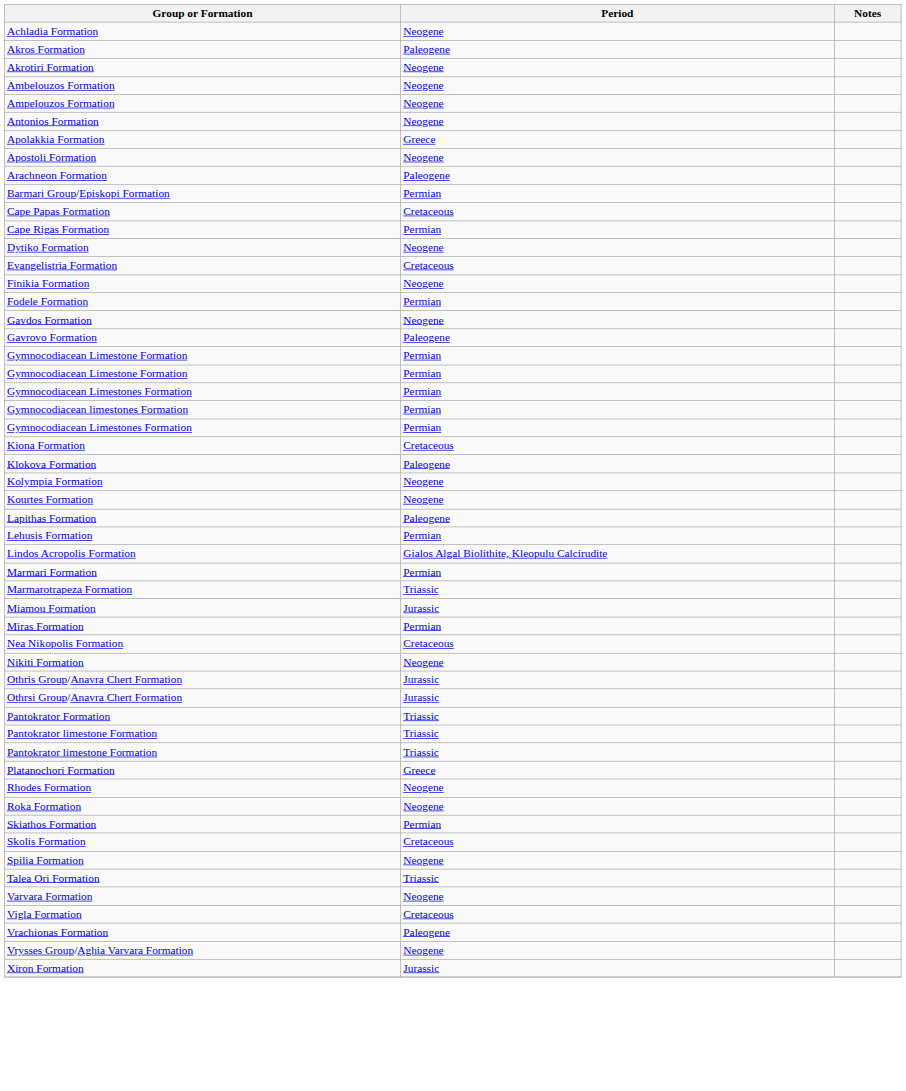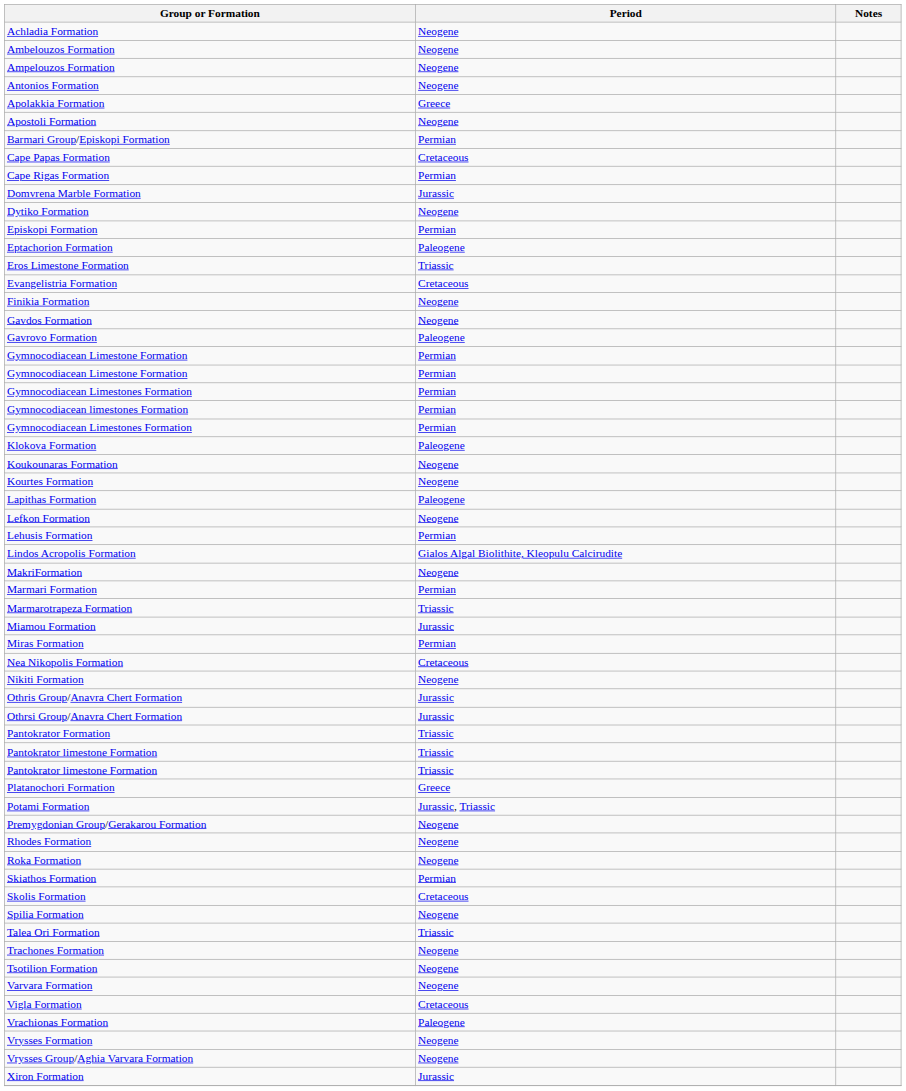- row: (46, 49)
- row: (50, 67)
- row: (57, 175)
+ row: (74, 193)
+ row: (52, 229)
+ row: (60, 247)
+ row: (68, 265)
- row: (48, 301)
- row: (46, 445)
- row: (55, 481)
+ row: (62, 463)
+ row: (48, 517)
+ row: (45, 572)
+ row: (48, 806)
+ row: (107, 824)
+ row: (56, 950)
+ row: (52, 968)
+ row: (50, 1040)
